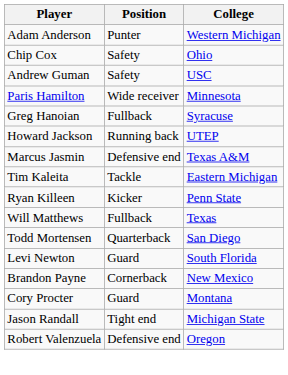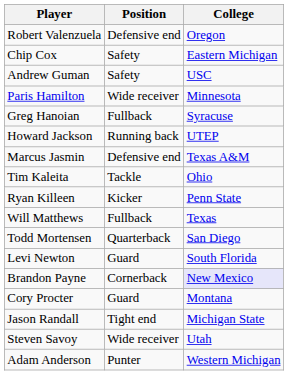rows swapped: (49, 34) <-> (54, 339)
(199, 55) Ohio -> (232, 55) Eastern Michigan
(232, 177) Eastern Michigan -> (199, 177) Ohio
(220, 278) no background -> (220, 278) lavender background
+ row: (42, 339)
